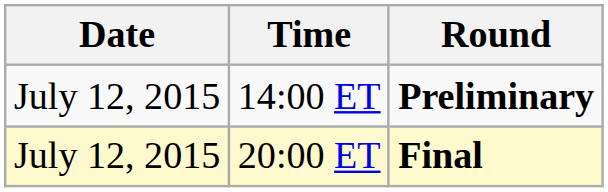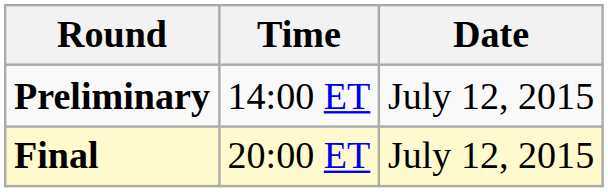columns swapped: (117, 34) <-> (496, 34)
